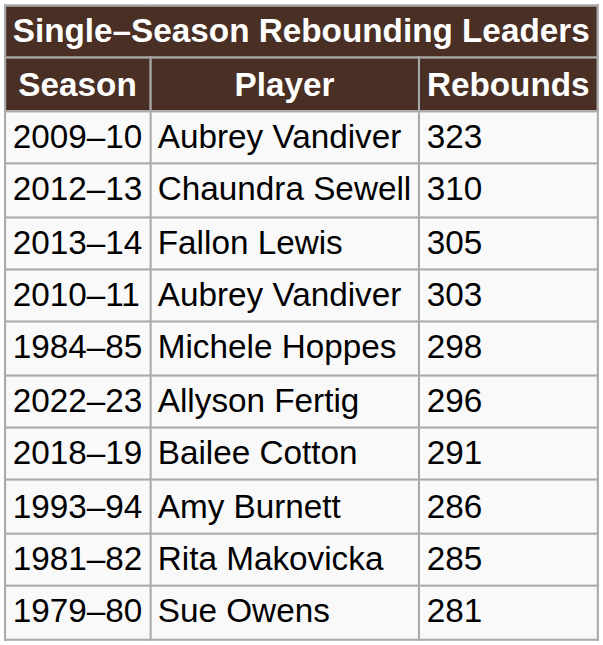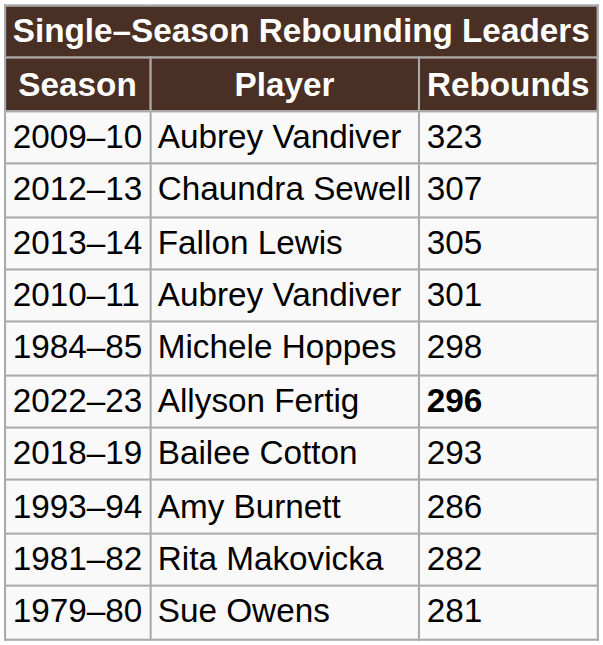(455, 189) 310 -> (455, 189) 307
(455, 295) 303 -> (455, 295) 301
(455, 400) normal -> (455, 400) bold
(455, 453) 291 -> (455, 453) 293
(455, 558) 285 -> (455, 558) 282
